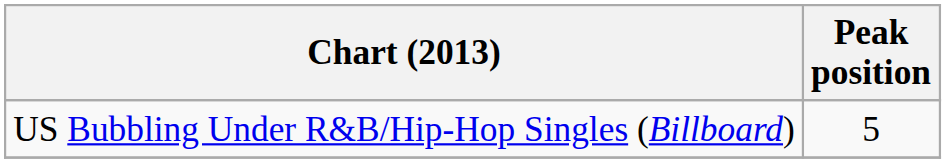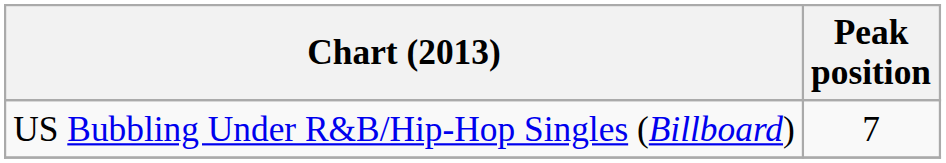(871, 128) 5 -> (871, 128) 7
